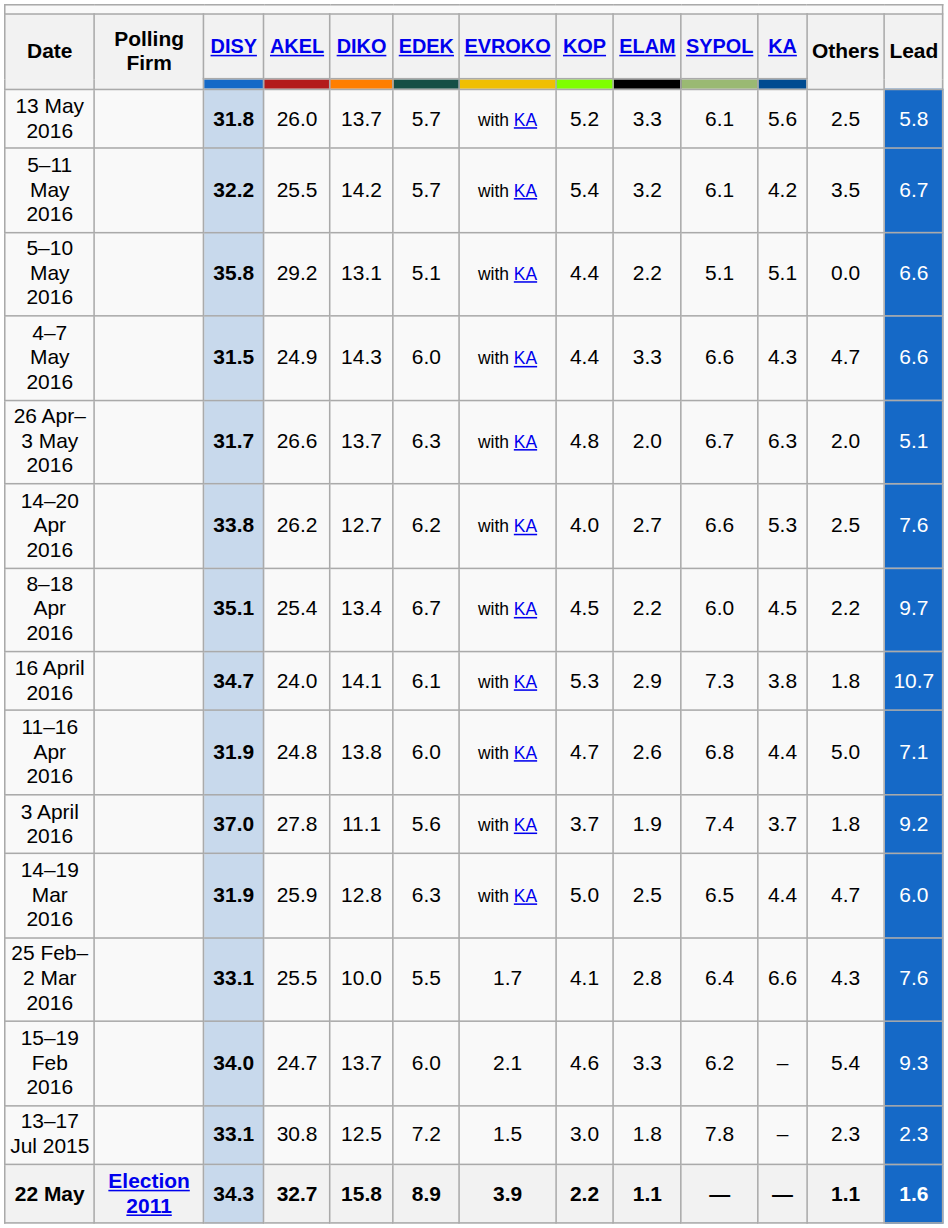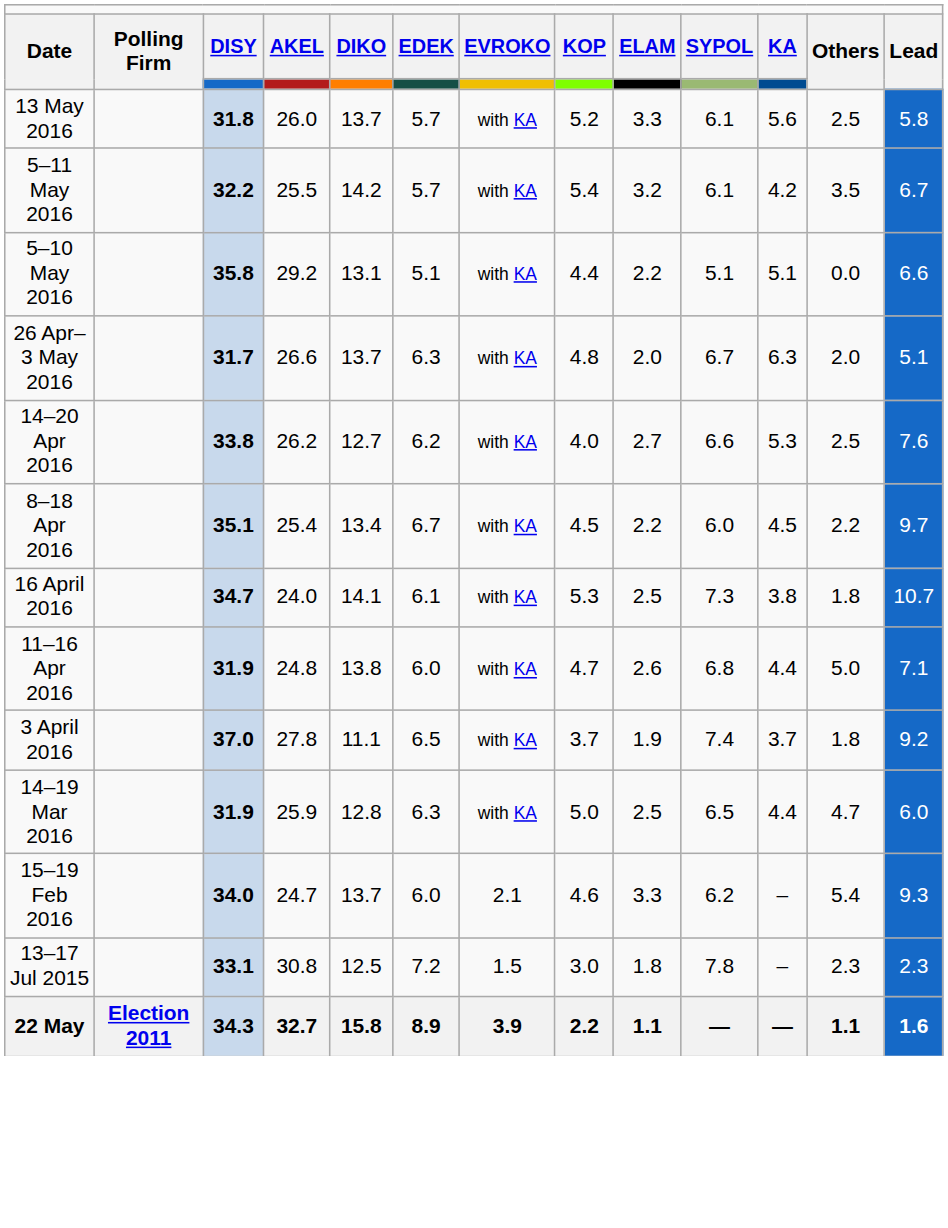- row: (50, 357)
(647, 680) 2.9 -> (647, 596) 2.5
(426, 823) 5.6 -> (426, 739) 6.5
- row: (50, 978)
